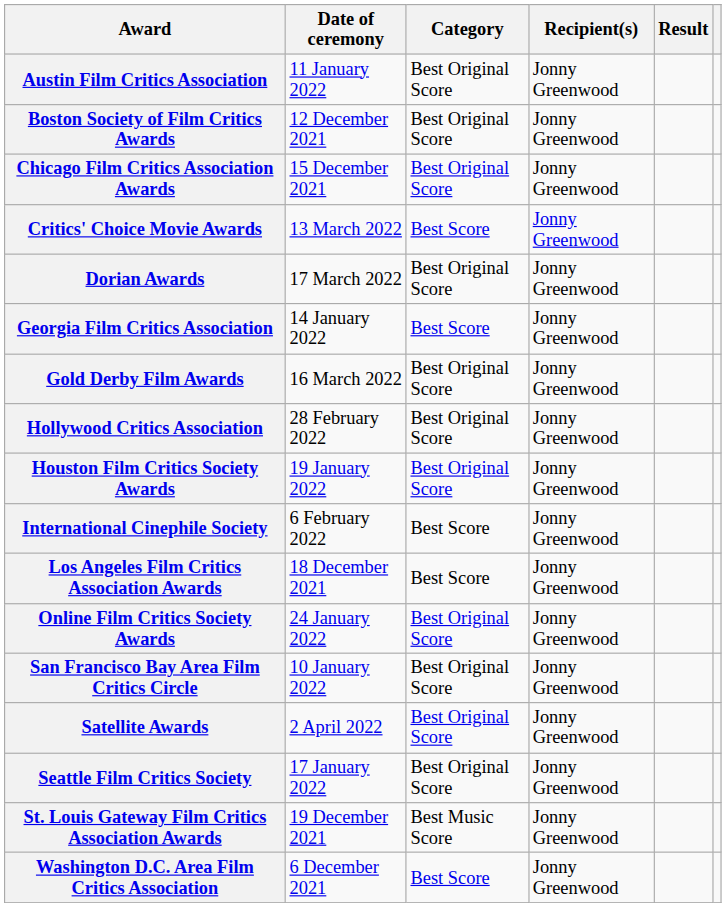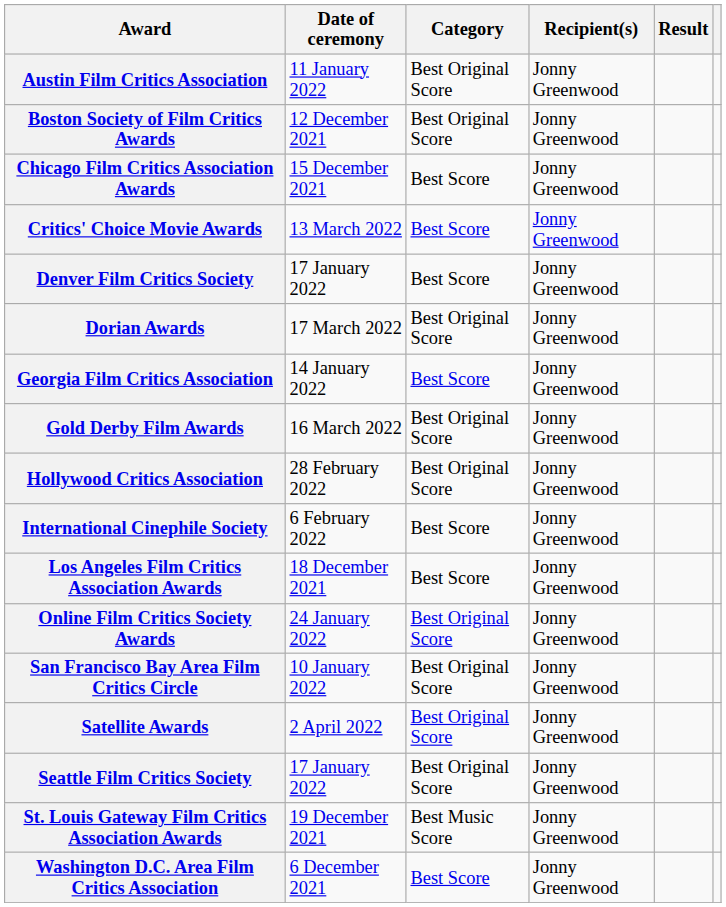(460, 179) Best Original Score -> (450, 179) Best Score
+ row: (145, 278)
- row: (145, 478)
